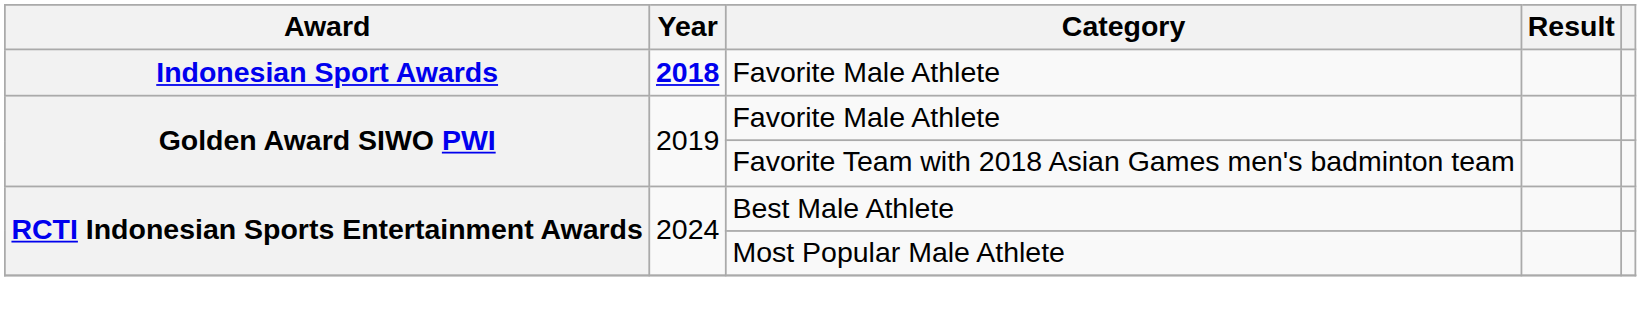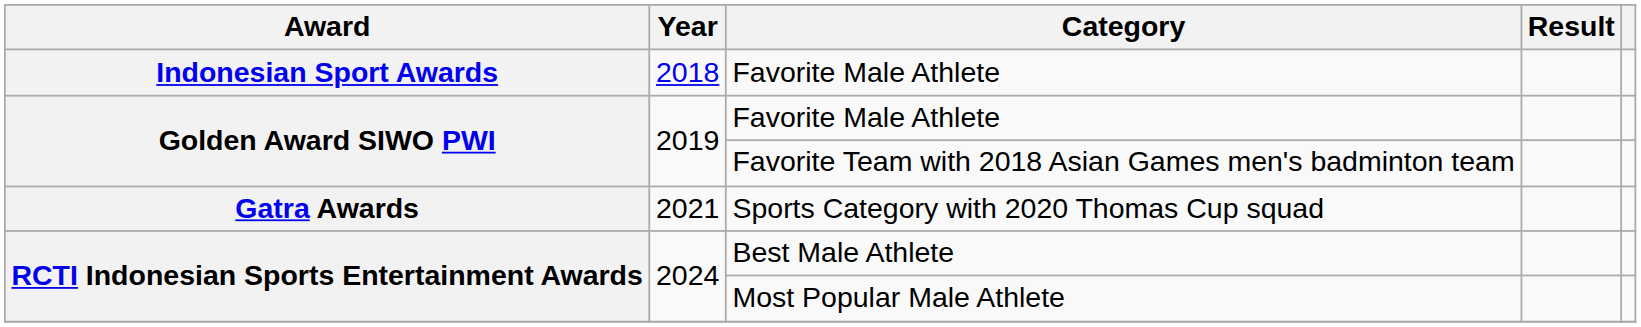(688, 72) bold -> (688, 72) normal
+ row: (327, 207)
